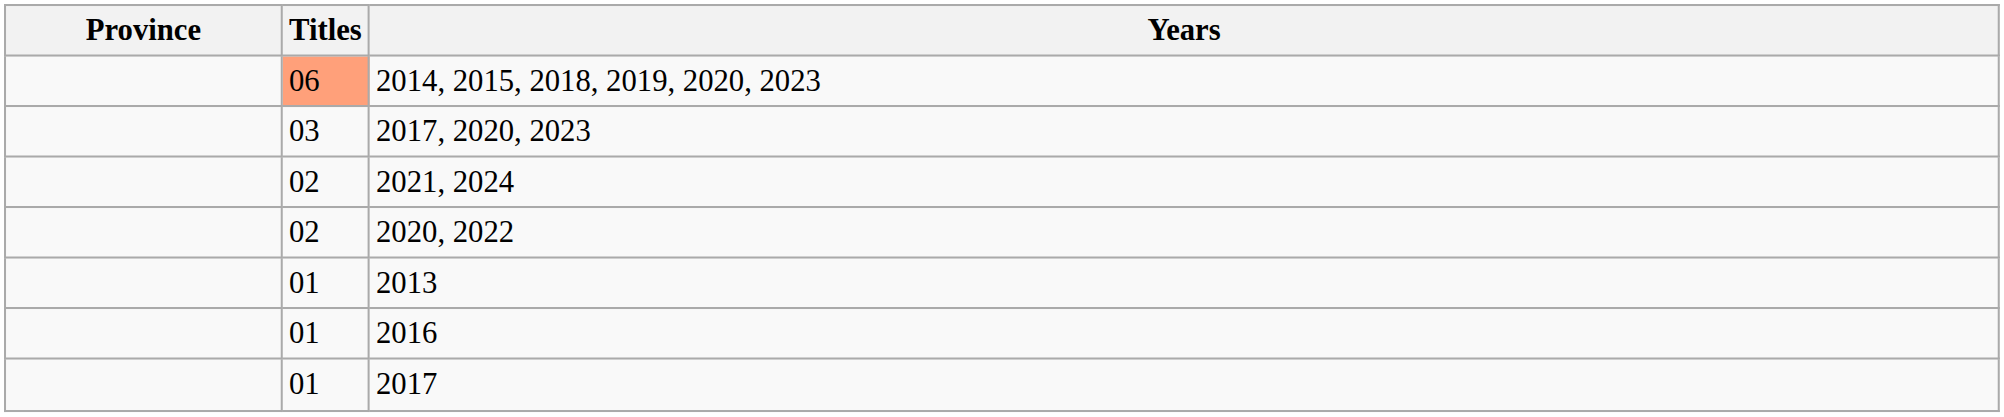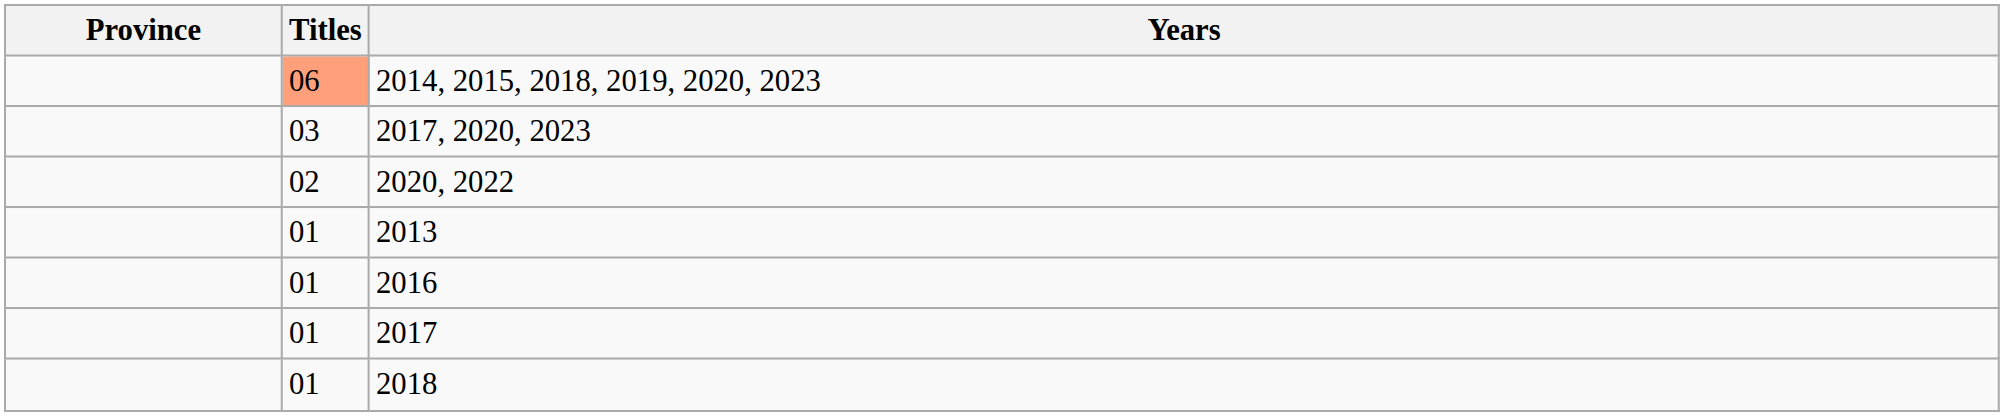- row: (445, 181)
+ row: (407, 384)
